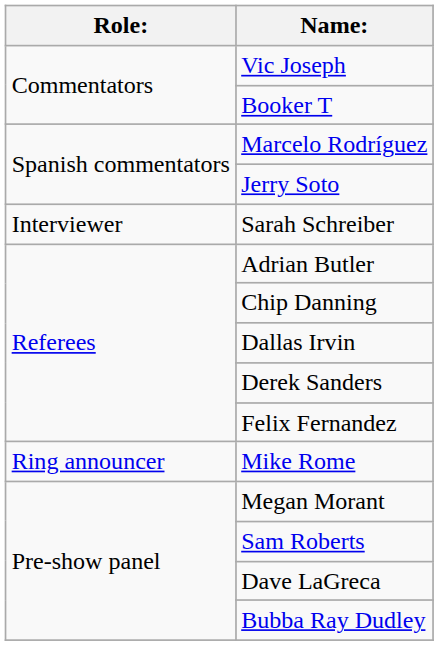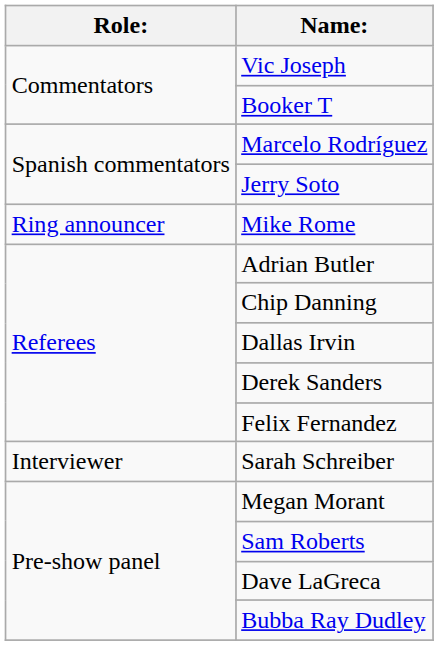rows swapped: (298, 461) <-> (318, 223)
